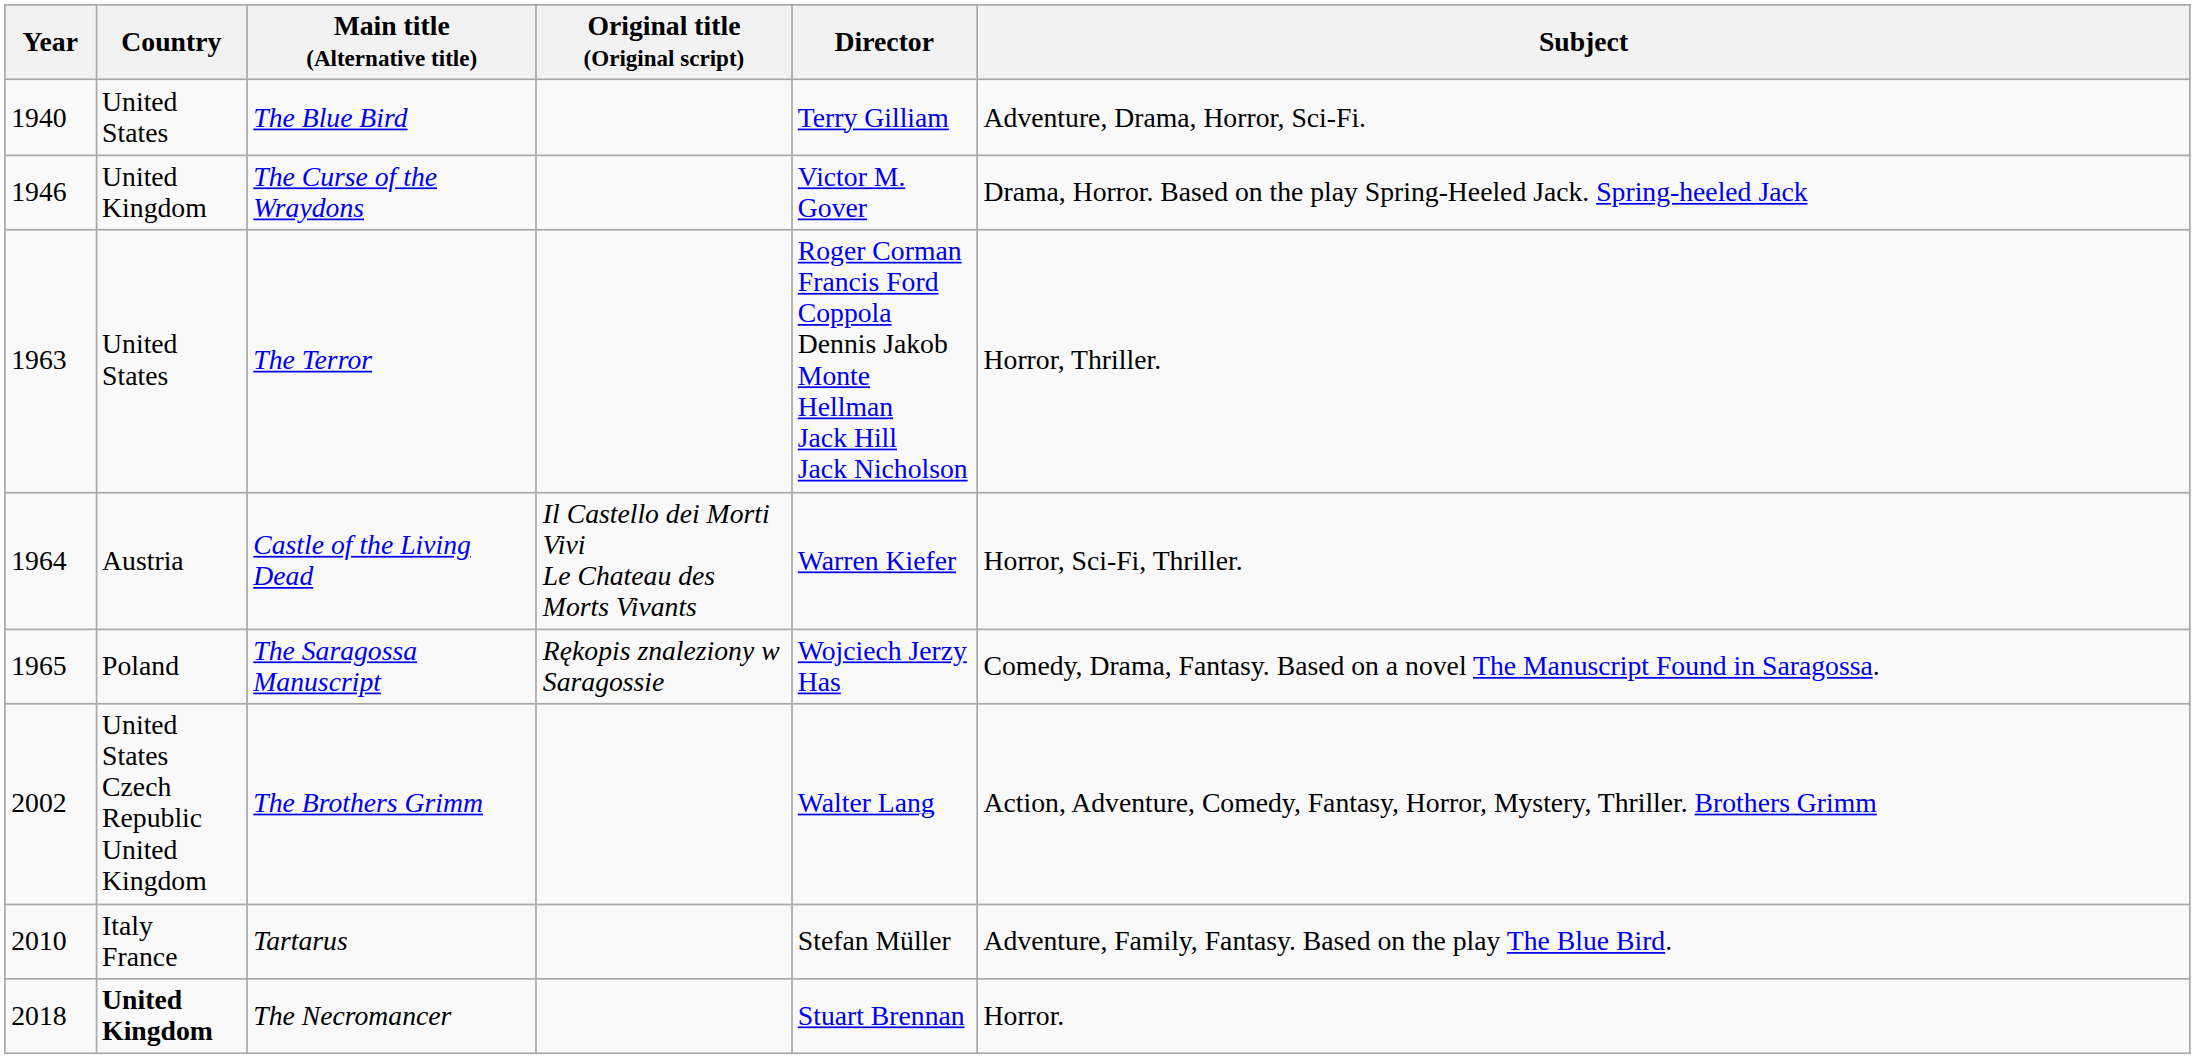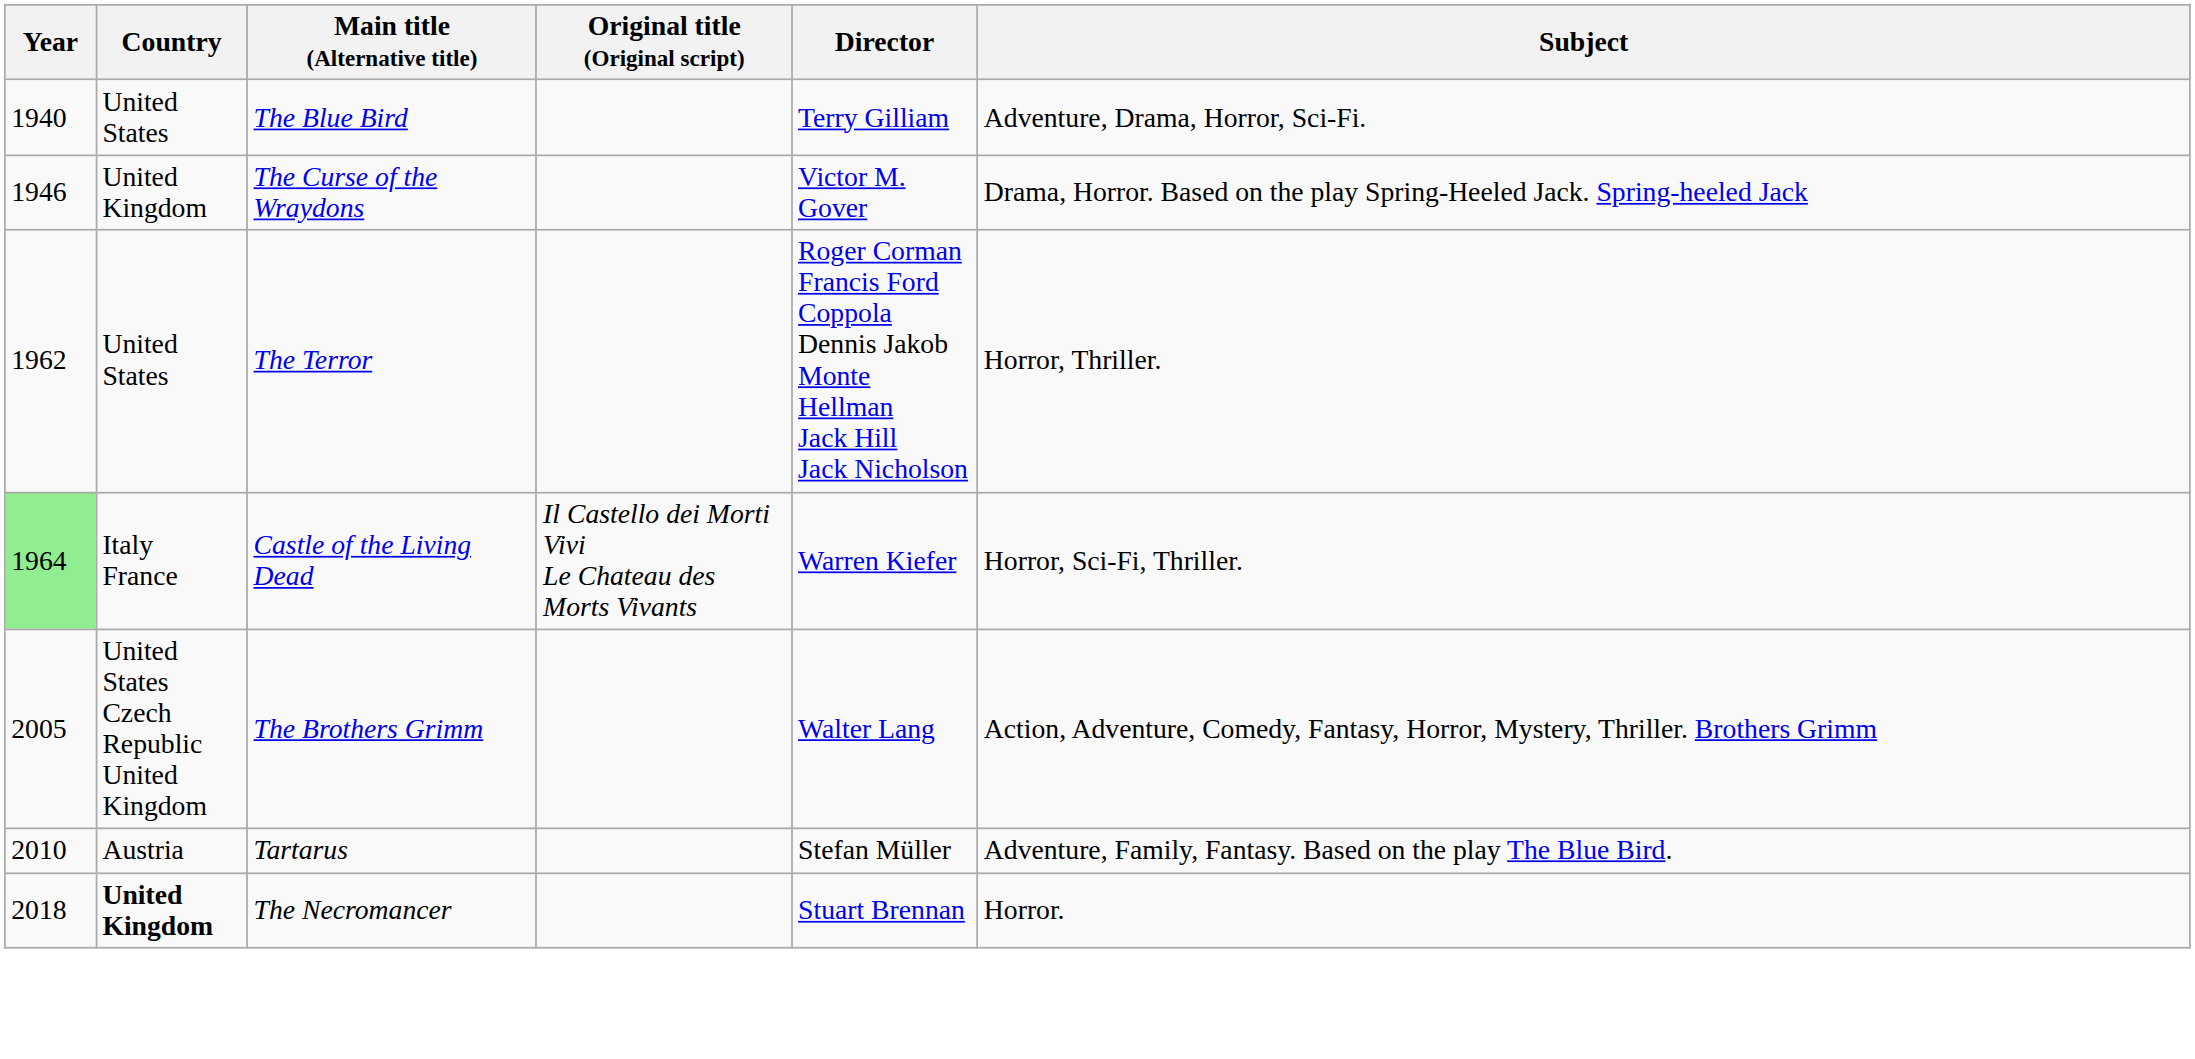(39, 360) 1963 -> (39, 360) 1962
(39, 560) no background -> (39, 560) lightgreen background
(143, 560) Austria -> (140, 560) Italy France
- row: (335, 666)
(39, 803) 2002 -> (39, 728) 2005
(140, 940) Italy France -> (143, 850) Austria
